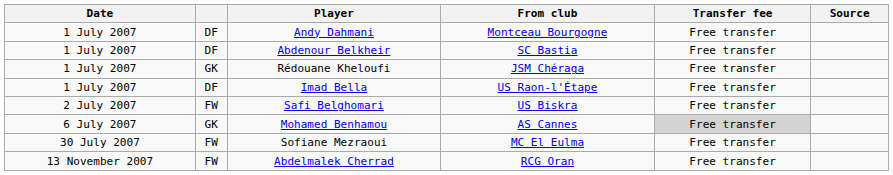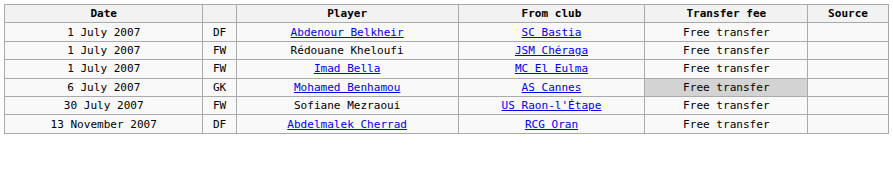- row: (334, 32)
(211, 69) GK -> (220, 51) FW
(211, 87) DF -> (220, 69) FW
(547, 87) US Raon-l'Étape -> (551, 69) MC El Eulma
- row: (334, 106)
(547, 143) MC El Eulma -> (551, 106) US Raon-l'Étape
(211, 161) FW -> (220, 124) DF
